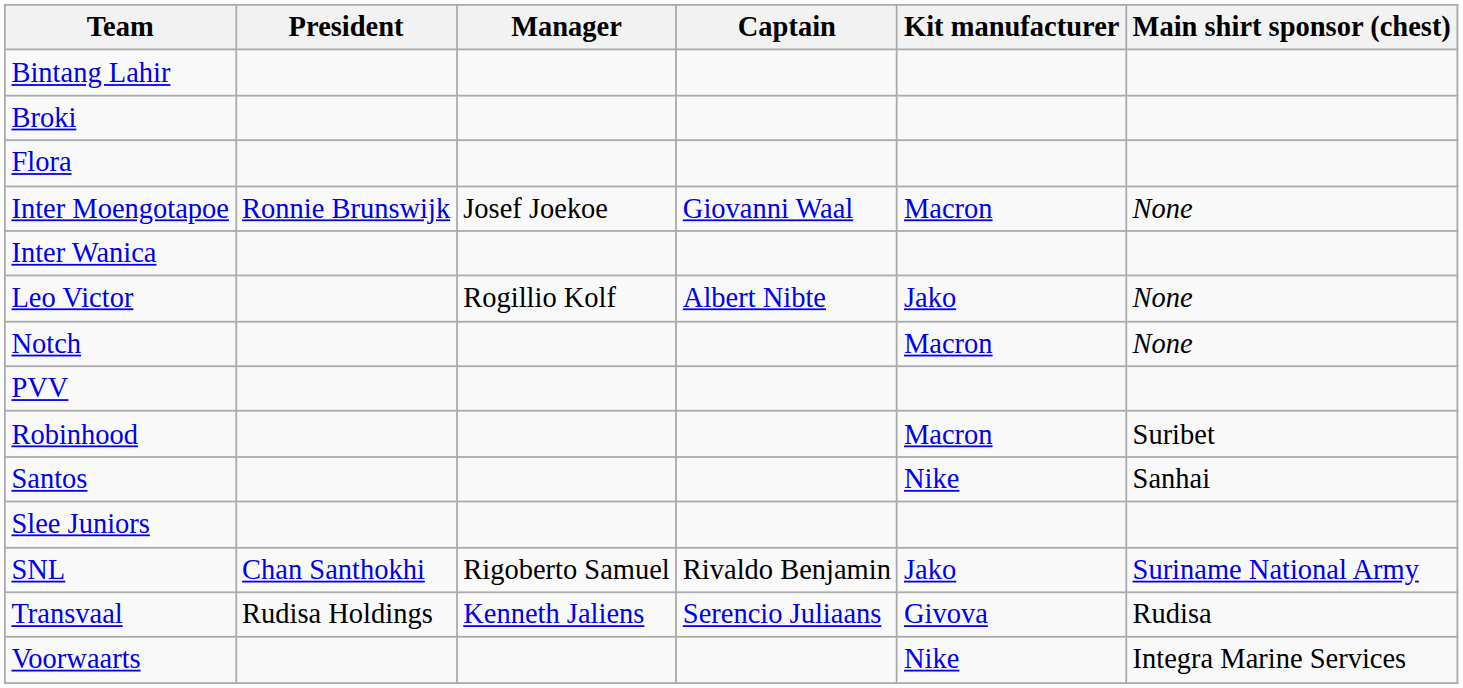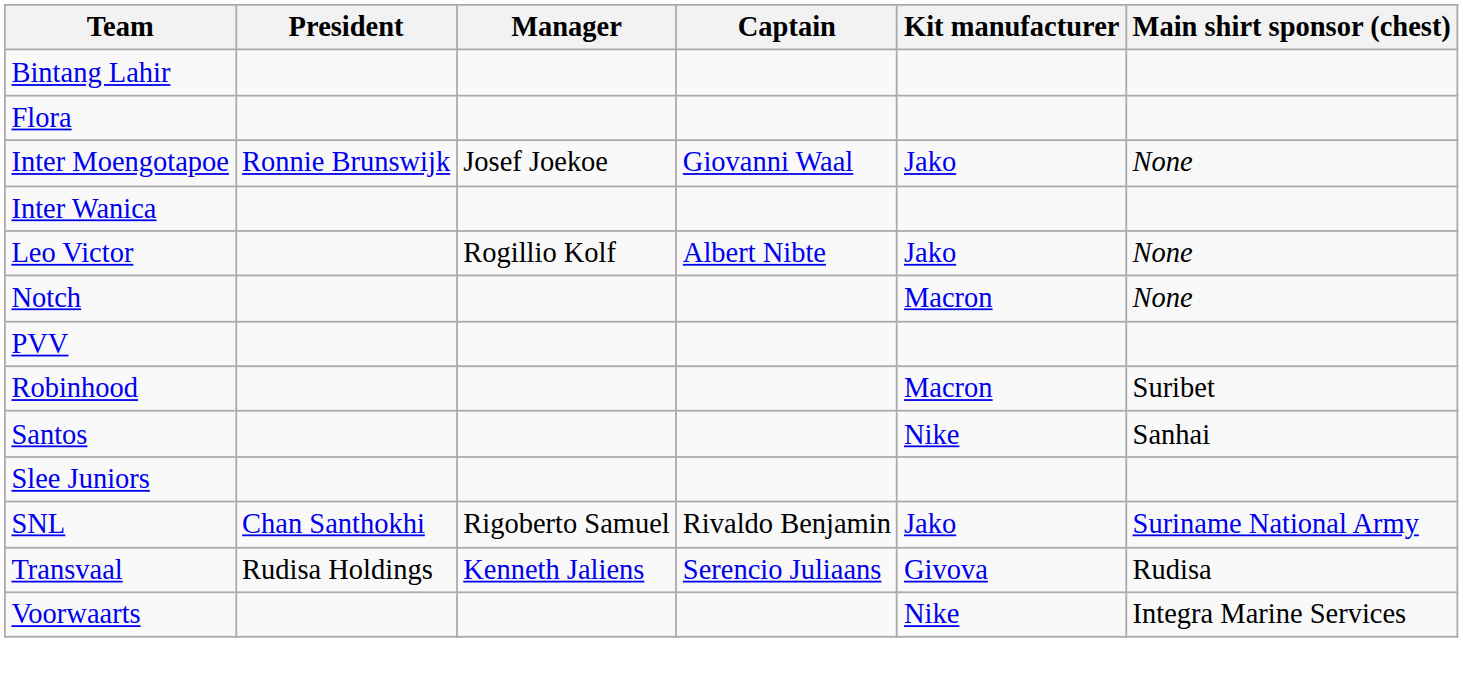- row: (44, 117)
(948, 207) Macron -> (930, 162) Jako
